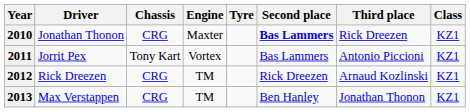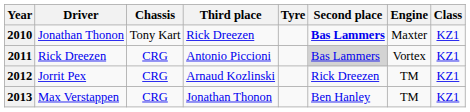columns swapped: (205, 14) <-> (383, 14)
(155, 35) CRG -> (155, 35) Tony Kart
(62, 56) Jorrit Pex -> (72, 56) Rick Dreezen
(155, 56) Tony Kart -> (155, 56) CRG
(294, 56) no background -> (345, 56) lightgrey background
(72, 76) Rick Dreezen -> (62, 76) Jorrit Pex
